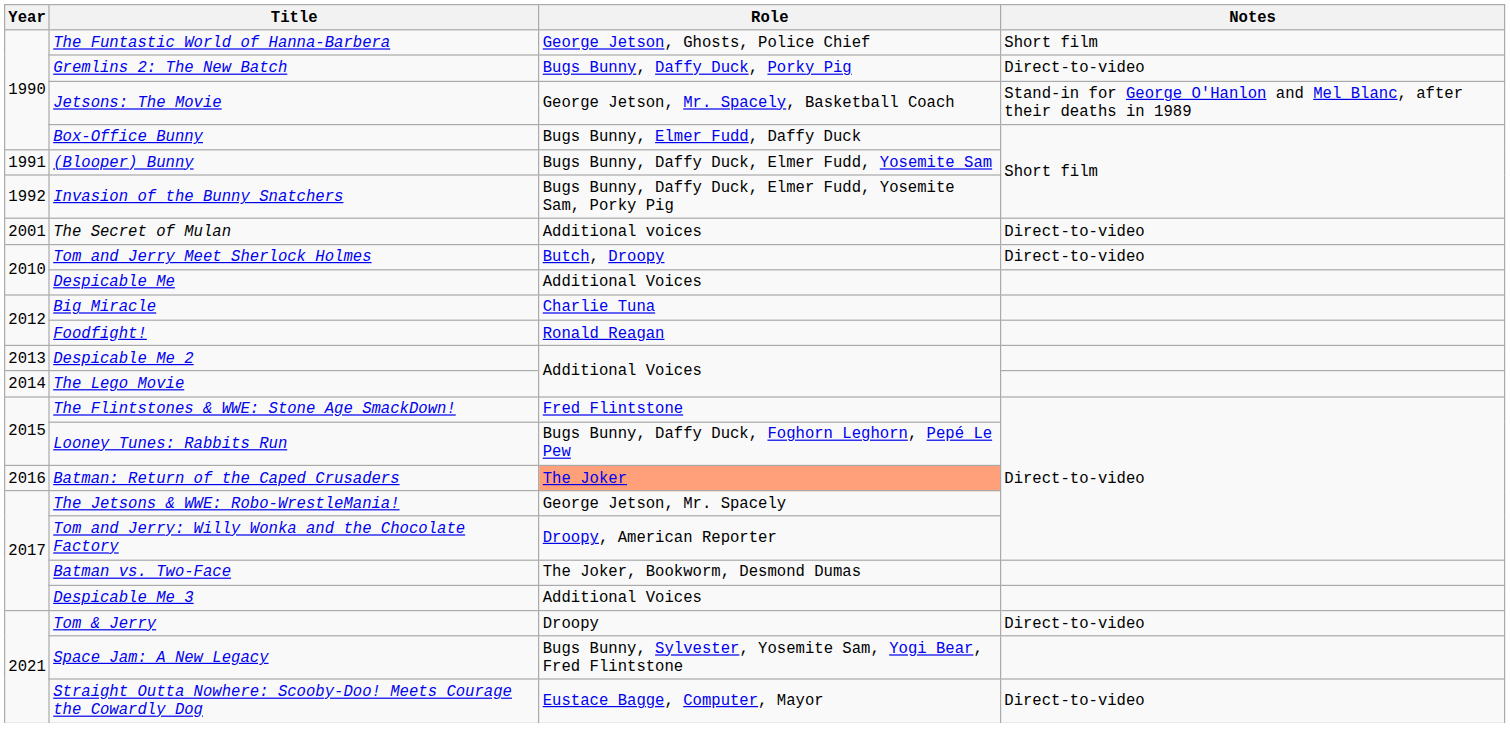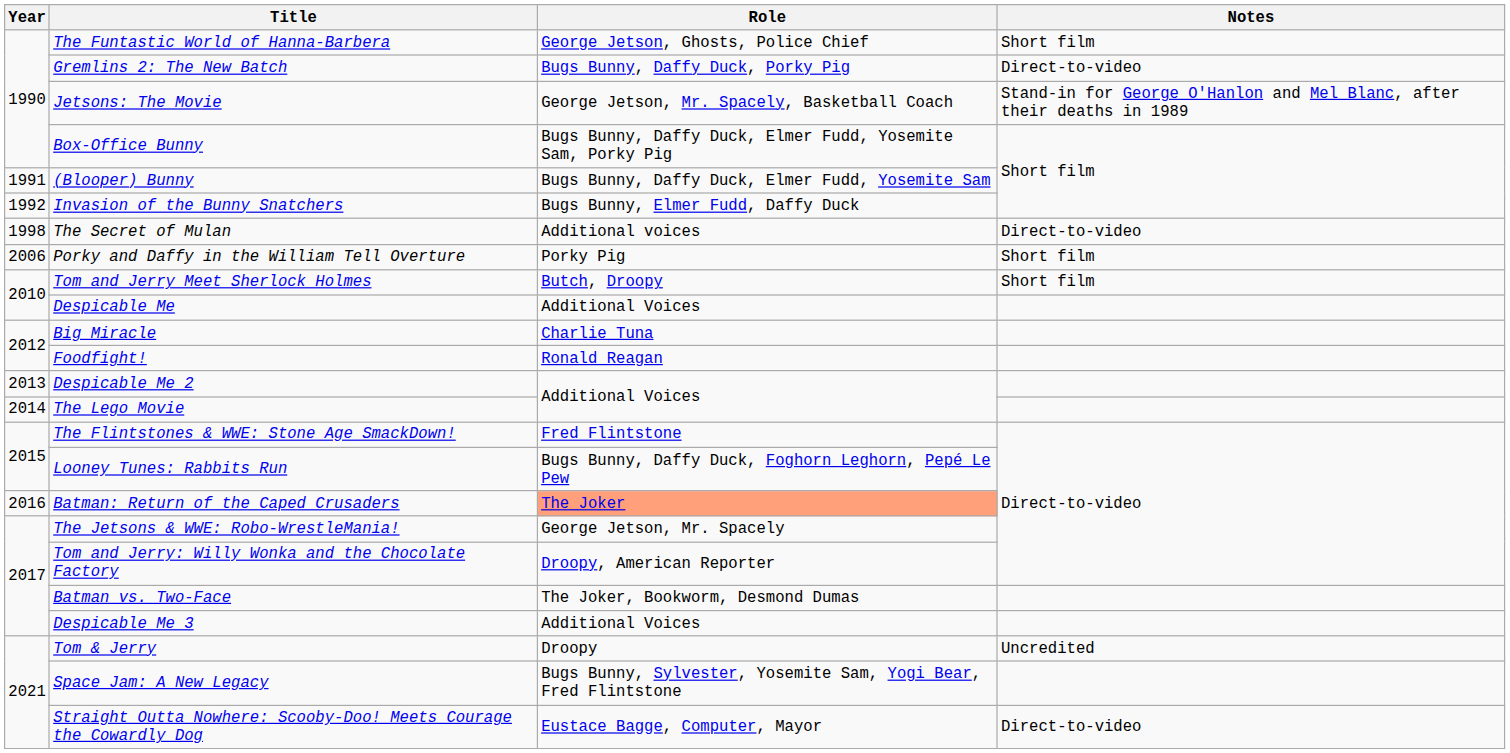(702, 137) Bugs Bunny, Elmer Fudd, Daffy Duck -> (747, 146) Bugs Bunny, Daffy Duck, Elmer Fudd, Yosemite Sam, Porky Pig
(749, 197) Bugs Bunny, Daffy Duck, Elmer Fudd, Yosemite Sam, Porky Pig -> (700, 206) Bugs Bunny, Elmer Fudd, Daffy Duck
(27, 231) 2001 -> (27, 231) 1998
+ row: (259, 257)
(1074, 257) Direct-to-video -> (1048, 282) Short film
(1074, 623) Direct-to-video -> (1048, 649) Uncredited
